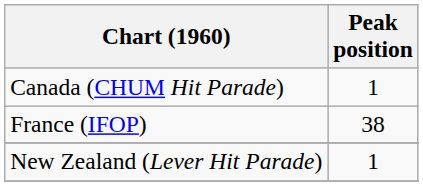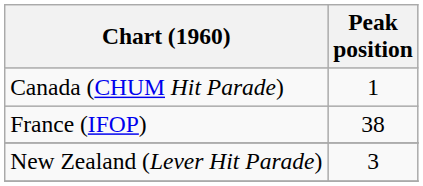(373, 161) 1 -> (373, 161) 3
